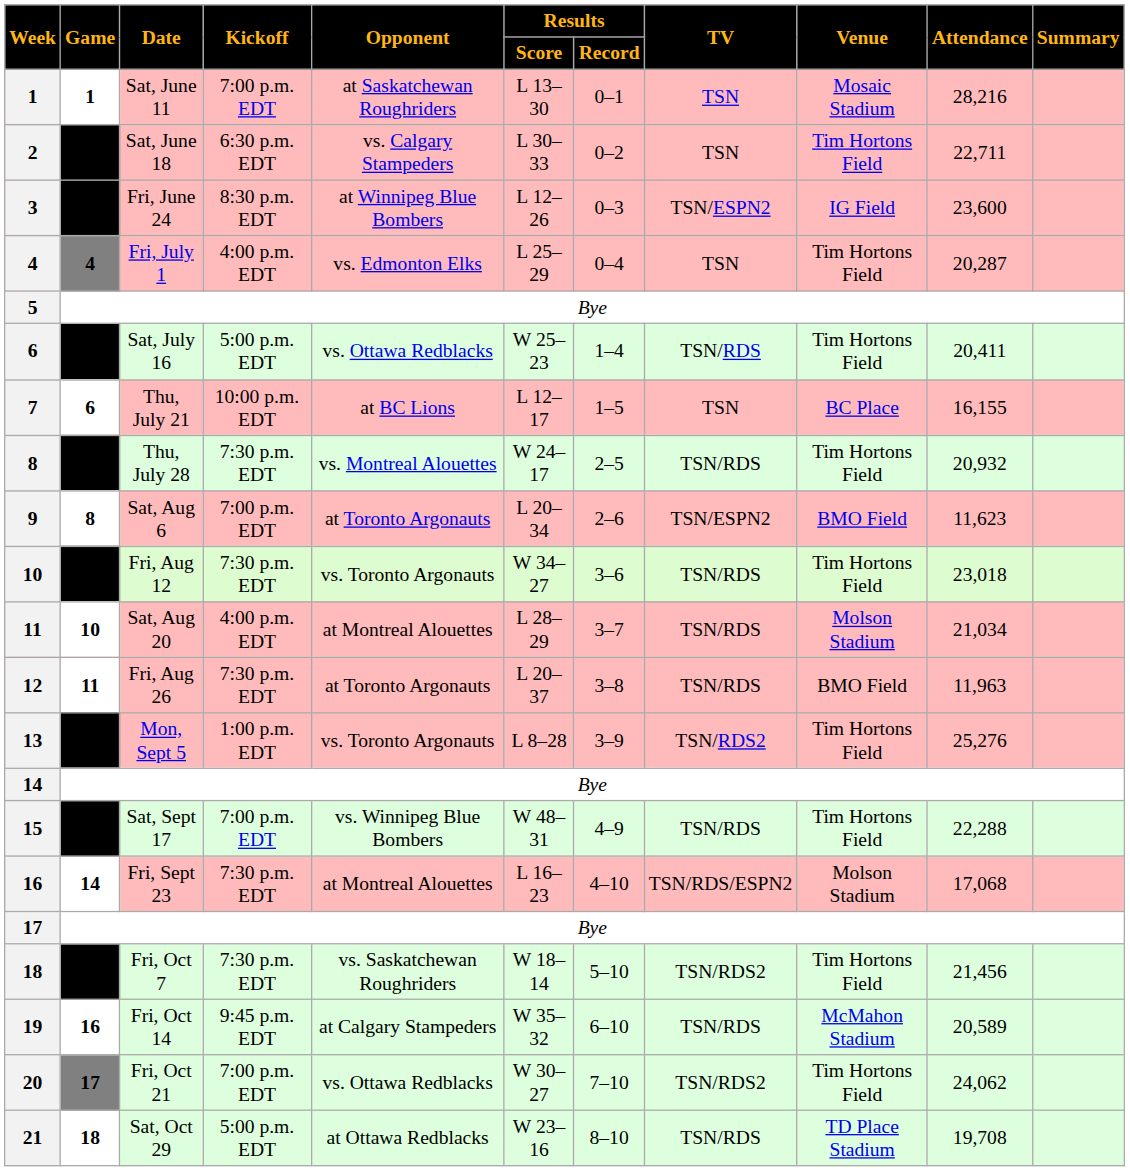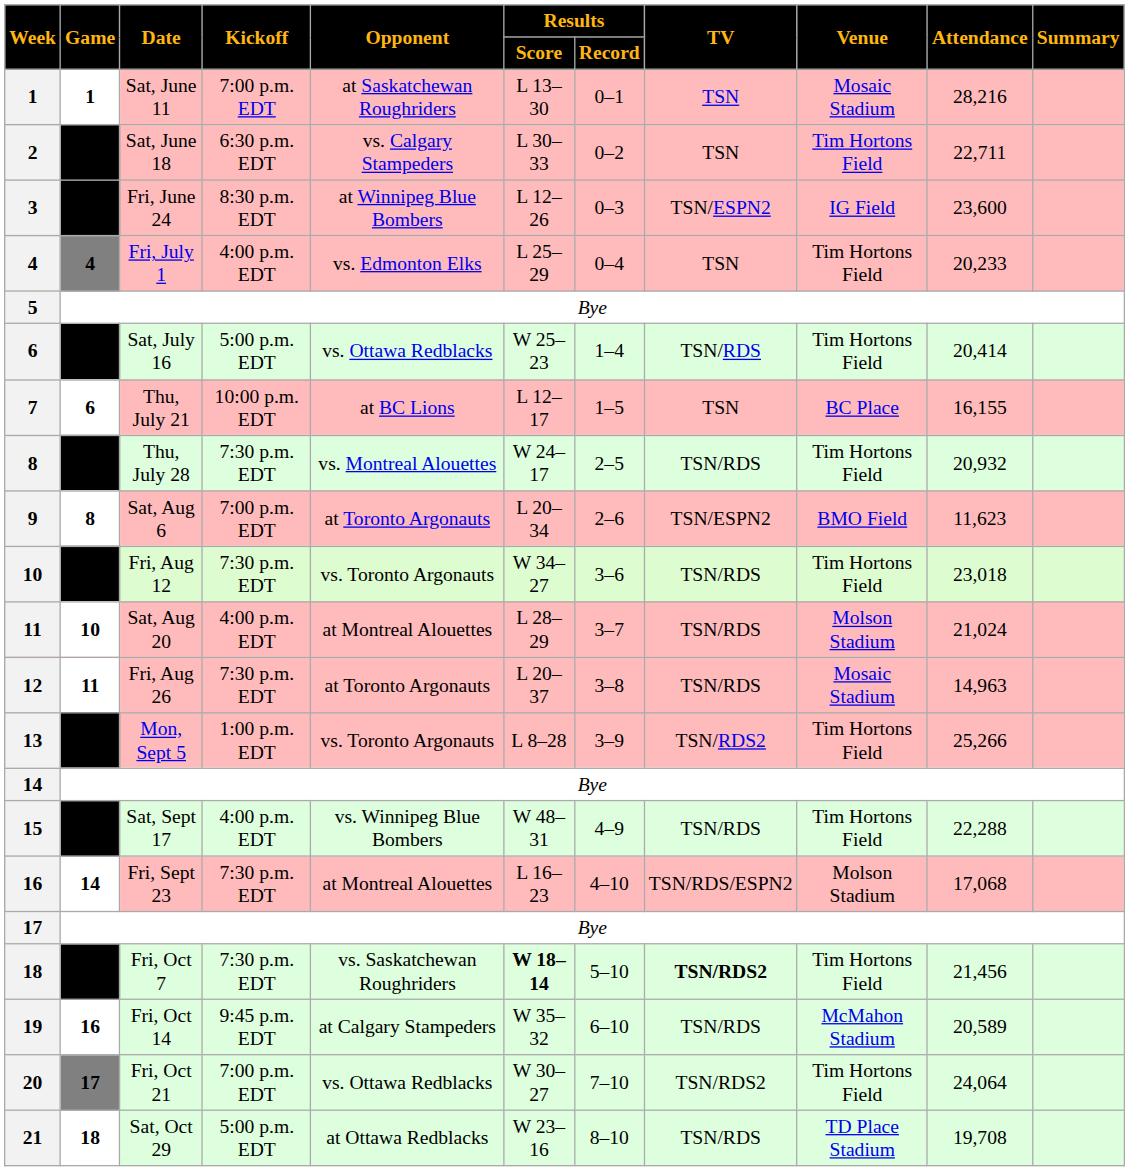(980, 263) 20,287 -> (980, 263) 20,233
(980, 351) 20,411 -> (980, 351) 20,414
(980, 629) 21,034 -> (980, 629) 21,024
(862, 684) BMO Field -> (862, 684) Mosaic Stadium
(980, 684) 11,963 -> (980, 684) 14,963
(980, 740) 25,276 -> (980, 740) 25,266
(257, 828) 7:00 p.m. EDT -> (257, 828) 4:00 p.m. EDT
(539, 971) normal -> (539, 971) bold
(721, 971) normal -> (721, 971) bold
(980, 1082) 24,062 -> (980, 1082) 24,064
